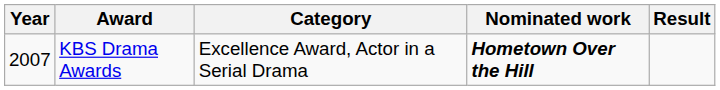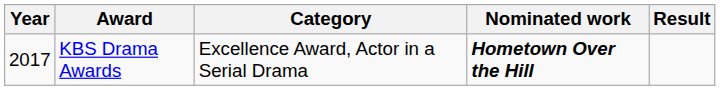(30, 59) 2007 -> (30, 59) 2017
